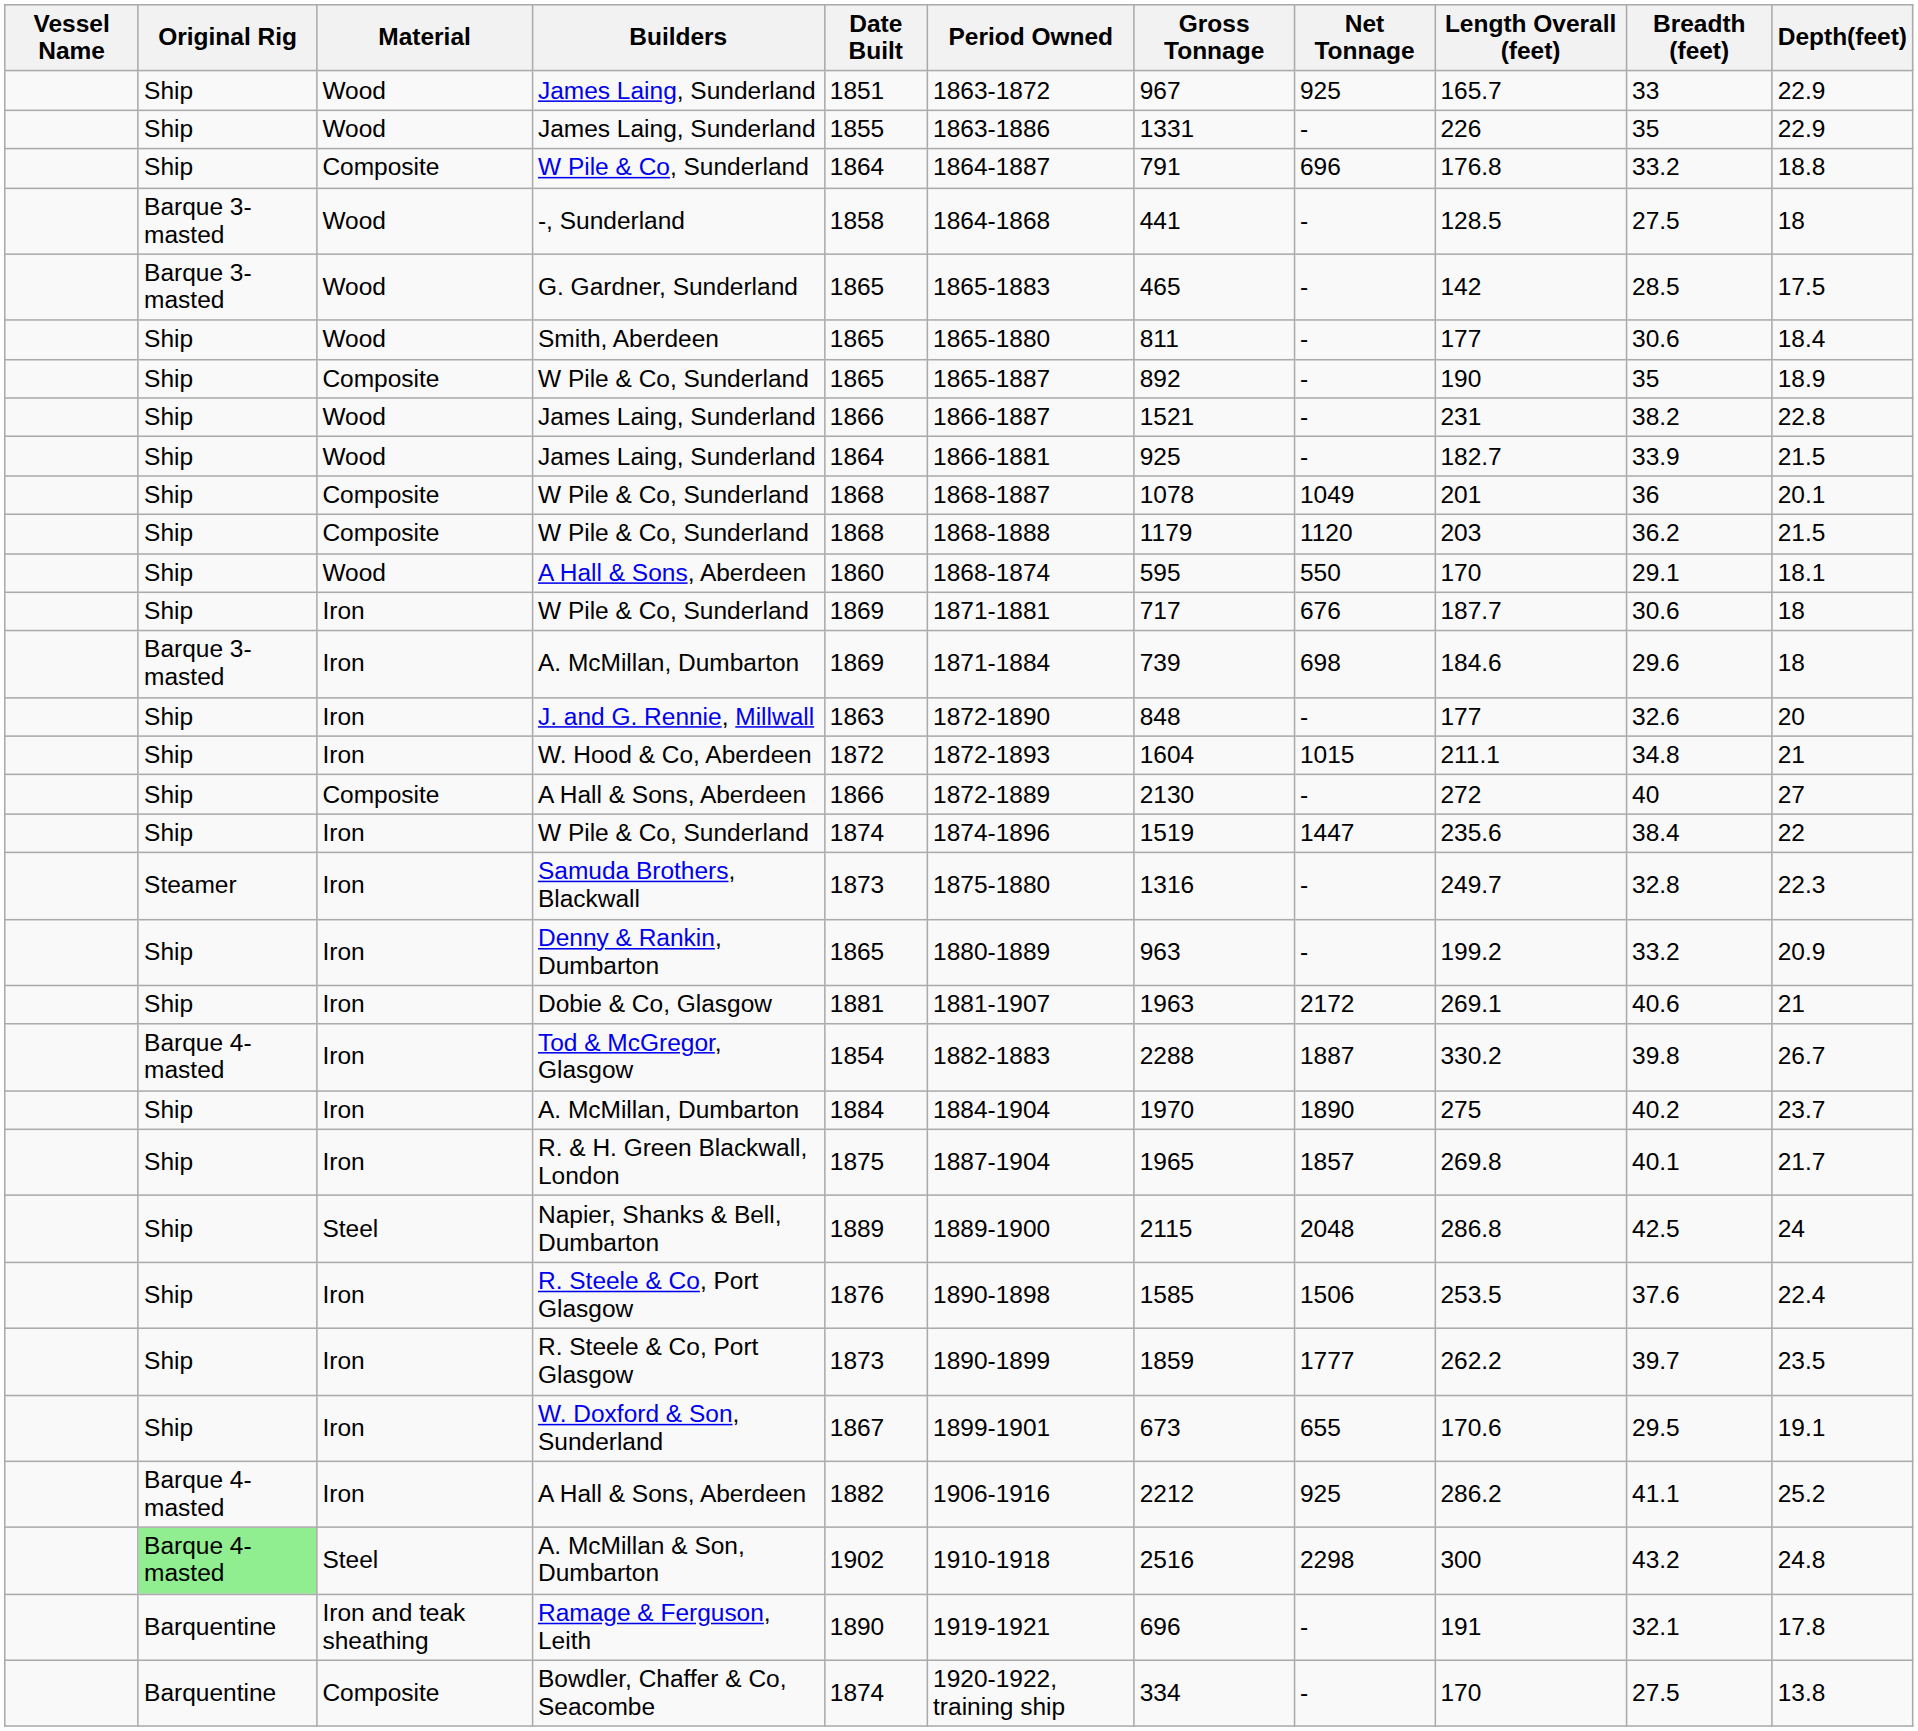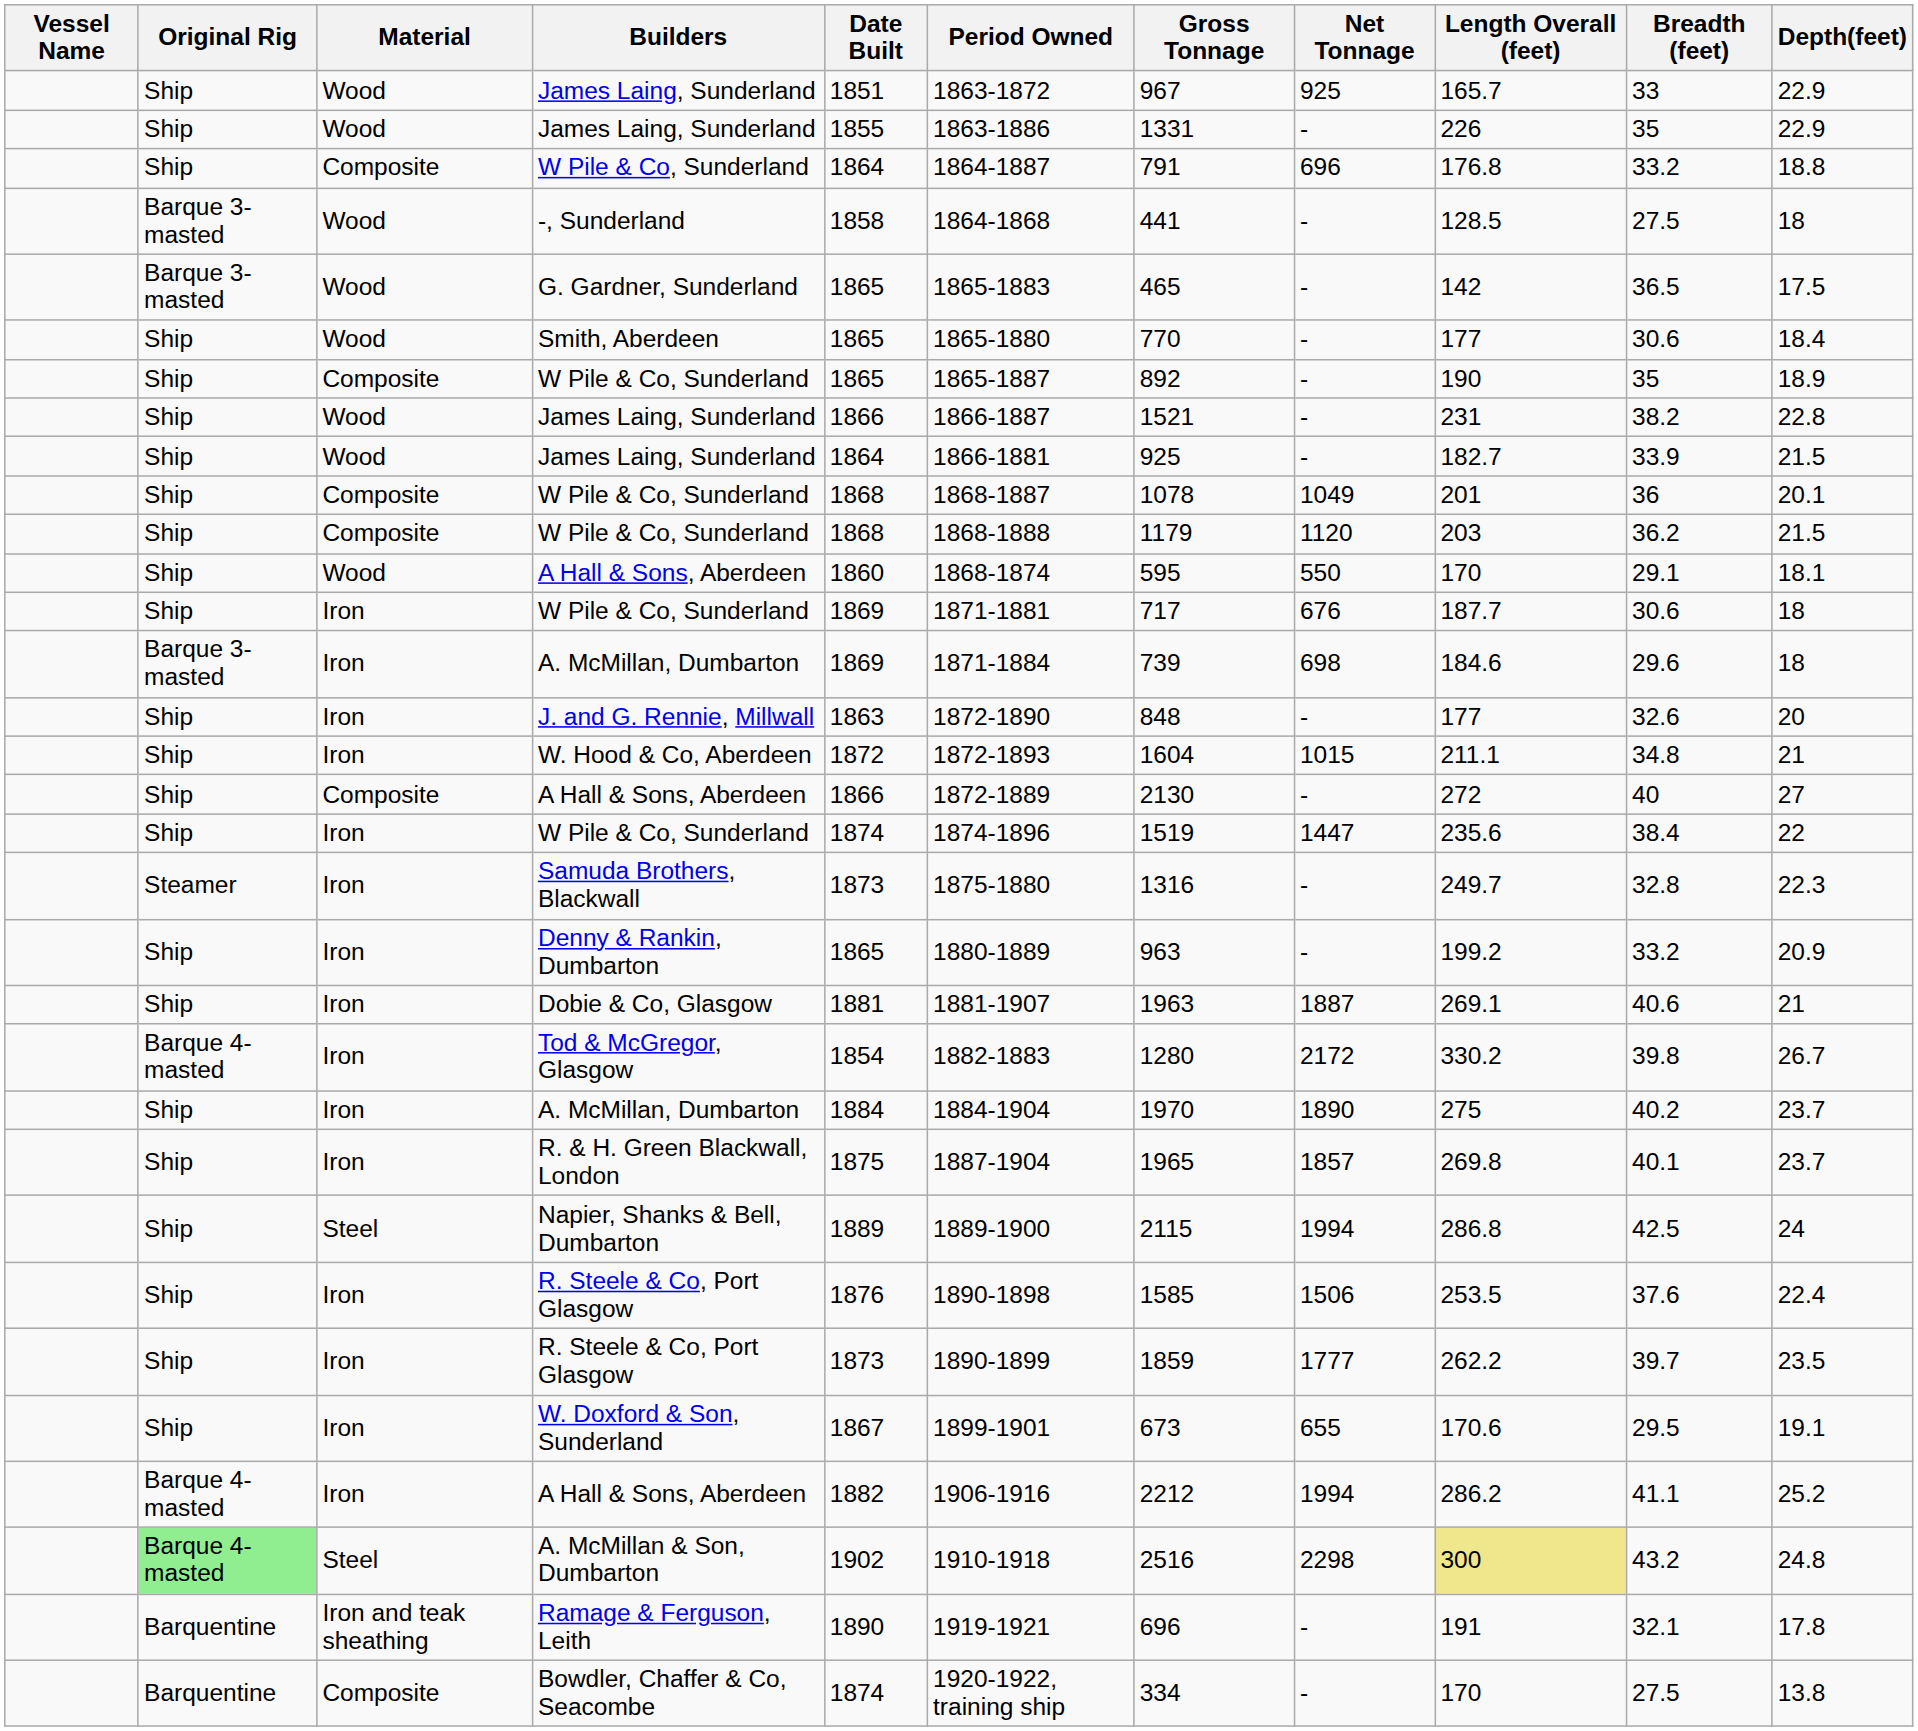(1656, 286) 28.5 -> (1656, 286) 36.5
(1159, 339) 811 -> (1160, 339) 770
(1327, 1004) 2172 -> (1327, 1004) 1887
(1167, 1057) 2288 -> (1167, 1057) 1280
(1327, 1057) 1887 -> (1327, 1057) 2172
(1802, 1162) 21.7 -> (1802, 1162) 23.7
(1327, 1228) 2048 -> (1327, 1228) 1994
(1320, 1494) 925 -> (1327, 1494) 1994
(1461, 1560) no background -> (1461, 1560) khaki background
